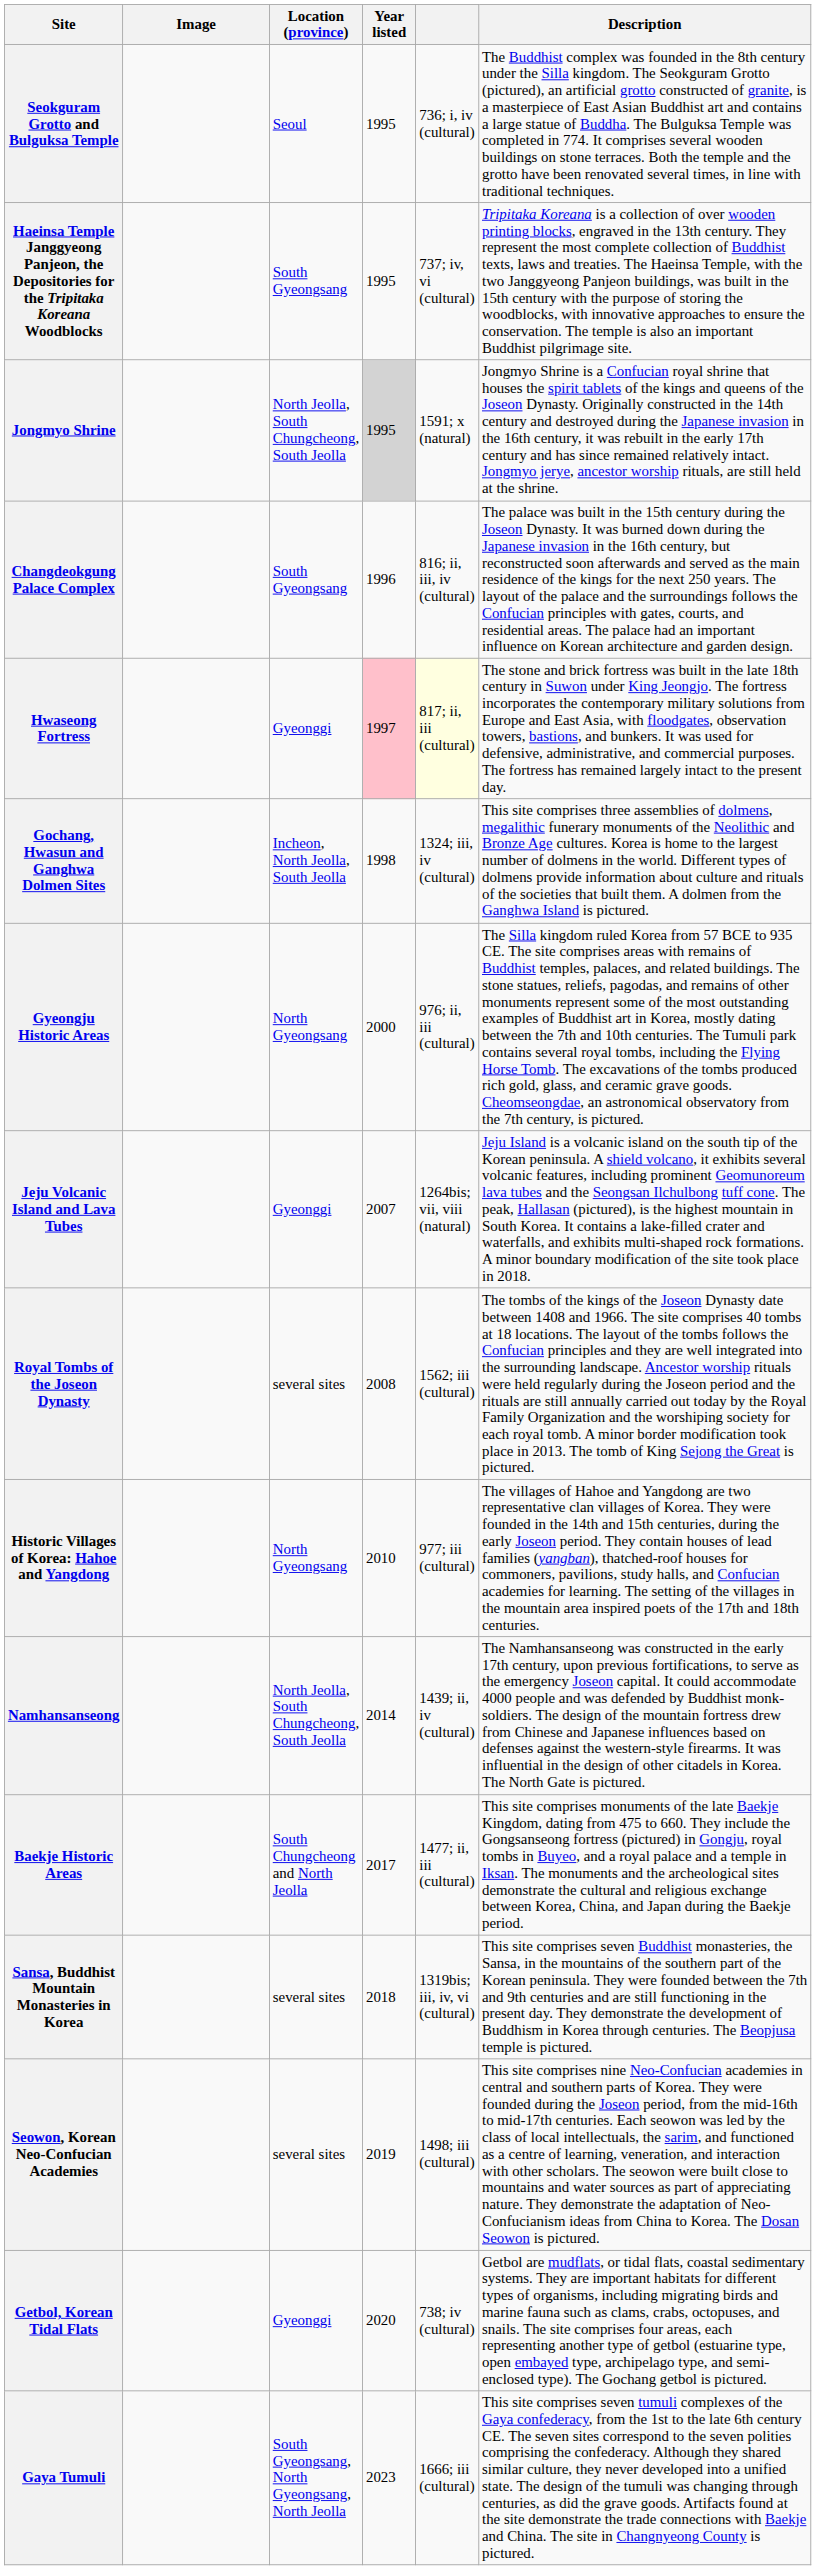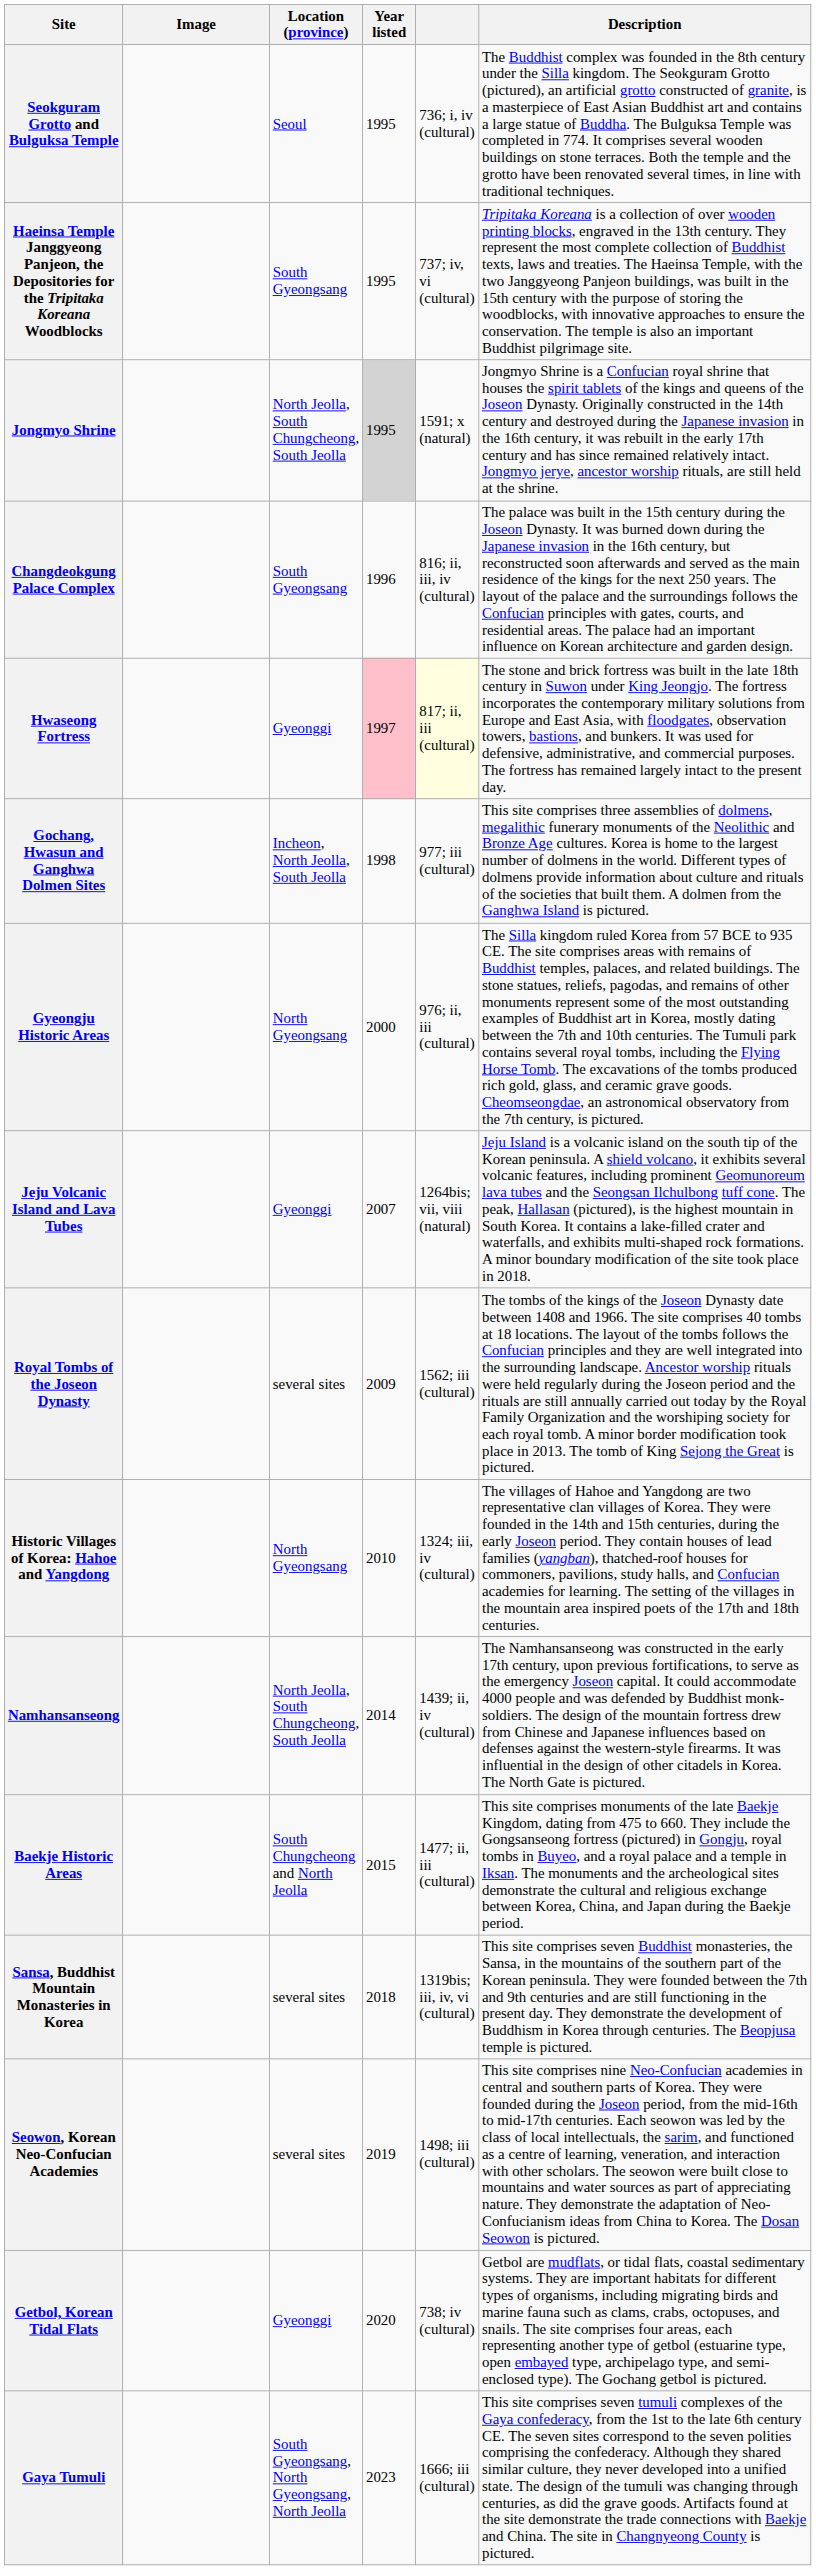(447, 860) 1324; iii, iv (cultural) -> (447, 860) 977; iii (cultural)
(381, 1383) 2008 -> (381, 1383) 2009
(447, 1558) 977; iii (cultural) -> (447, 1558) 1324; iii, iv (cultural)
(381, 1864) 2017 -> (381, 1864) 2015
